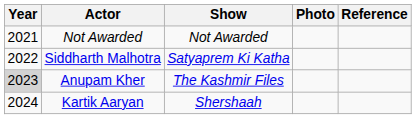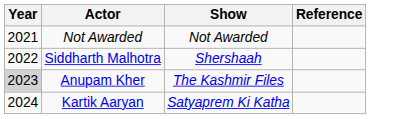- column: (315, 15)
(228, 59) Satyaprem Ki Katha -> (228, 59) Shershaah
(228, 102) Shershaah -> (228, 102) Satyaprem Ki Katha
